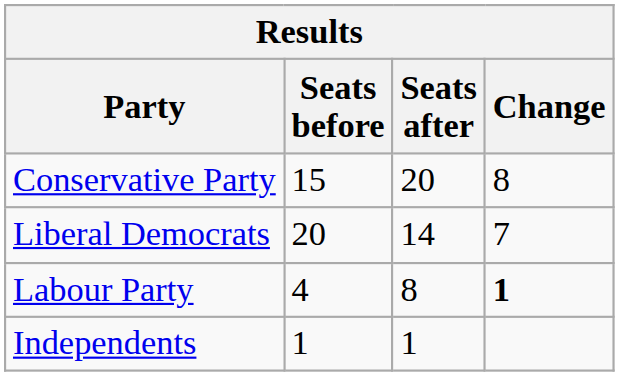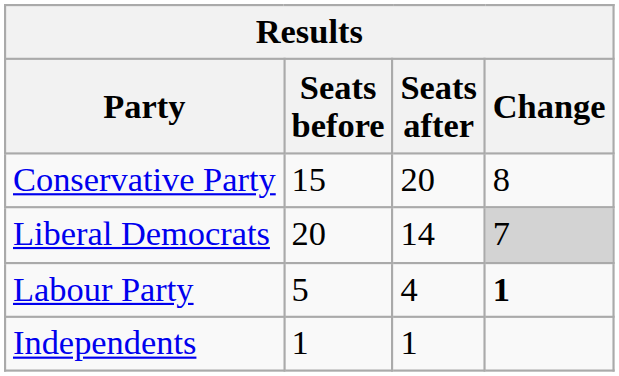(501, 234) no background -> (501, 234) lightgrey background
(300, 288) 4 -> (300, 288) 5
(409, 288) 8 -> (409, 288) 4
